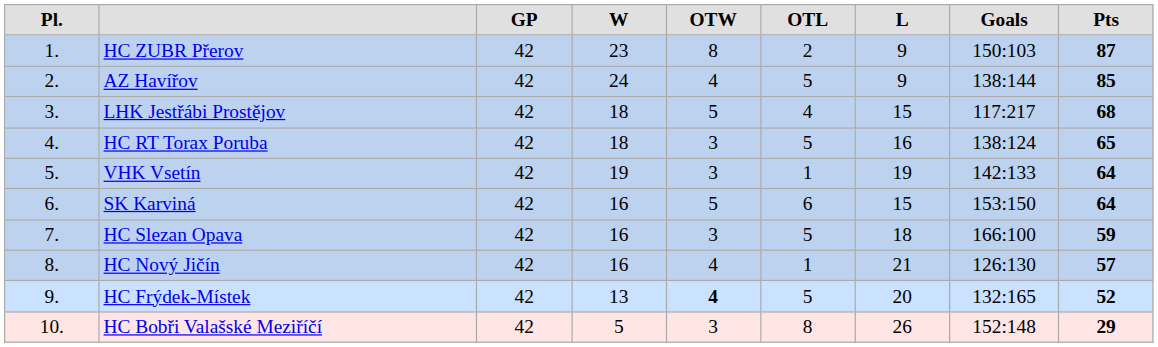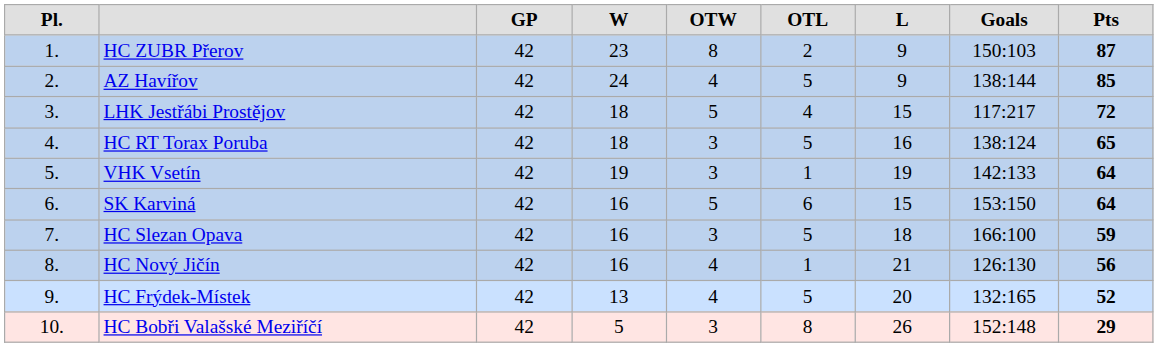(1106, 111) 68 -> (1106, 111) 72
(1106, 265) 57 -> (1106, 265) 56
(713, 296) bold -> (713, 296) normal
